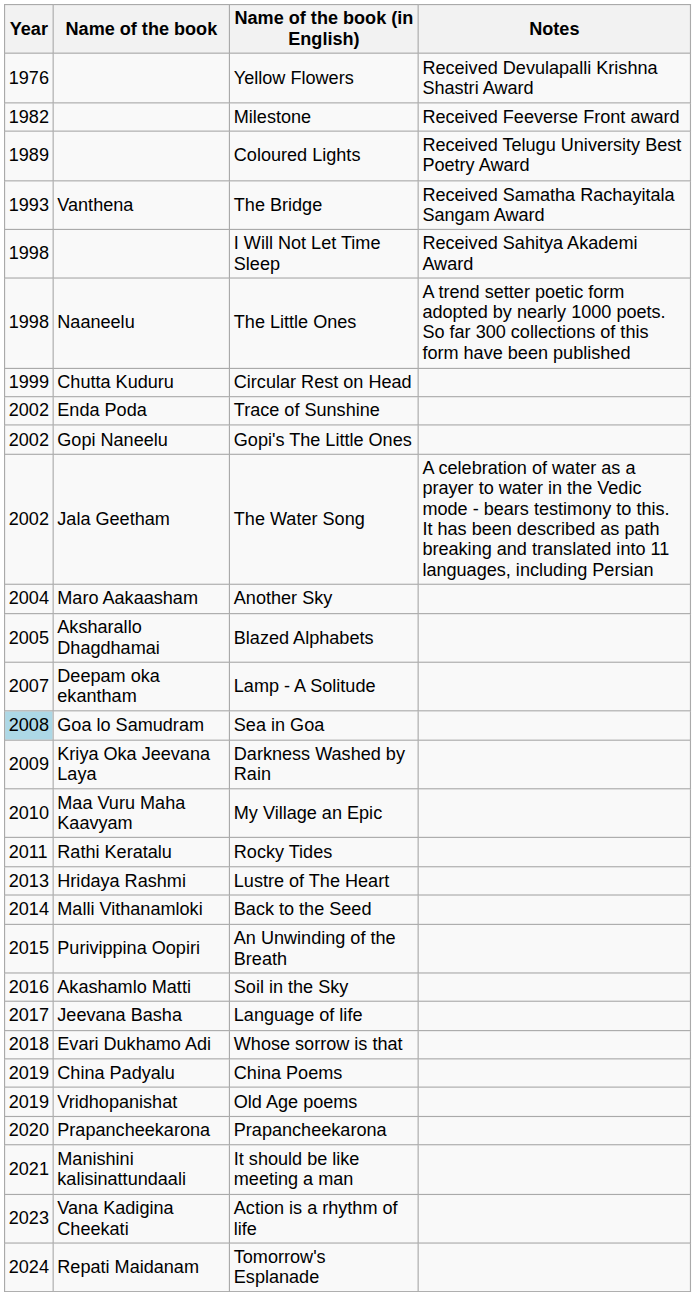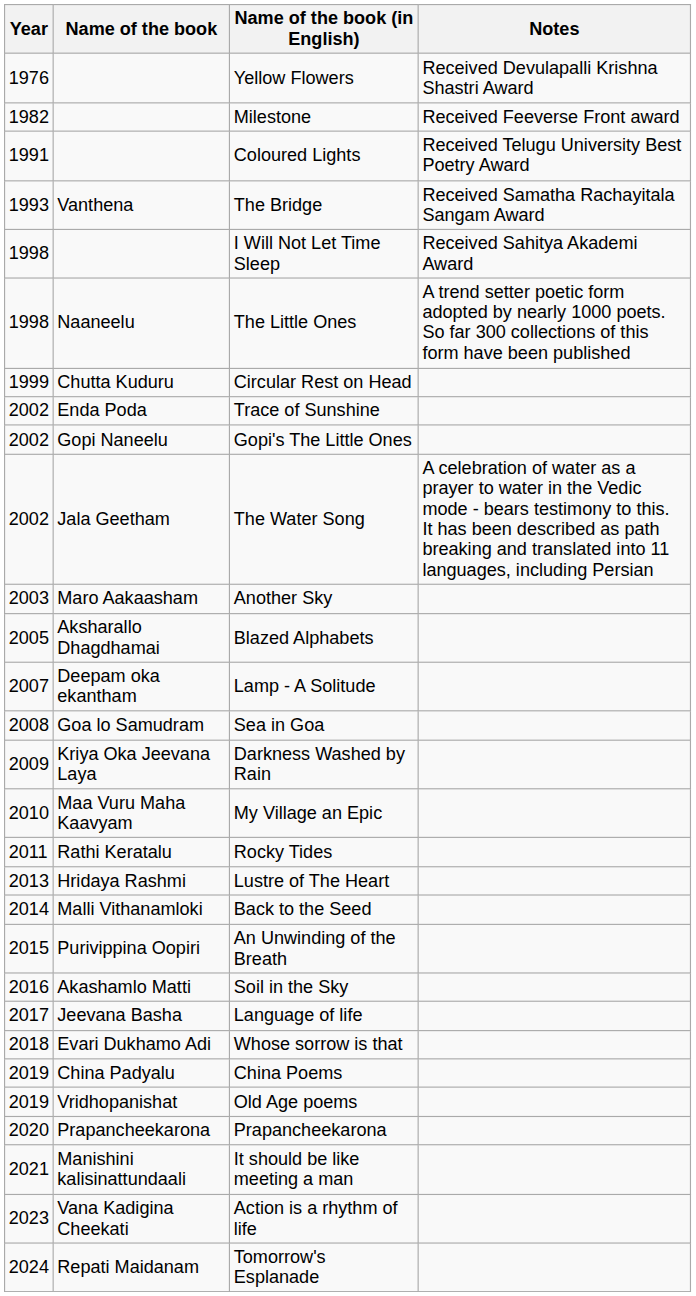(29, 155) 1989 -> (29, 155) 1991
(29, 598) 2004 -> (29, 598) 2003
(29, 725) lightblue background -> (29, 725) no background
